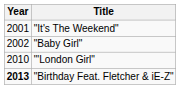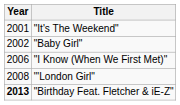+ row: (100, 60)
(18, 60) 2010 -> (18, 76) 2008
